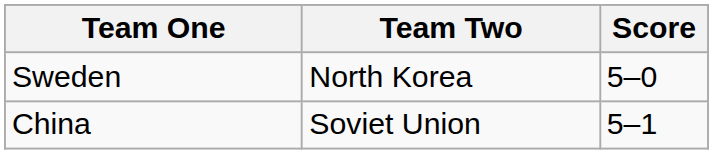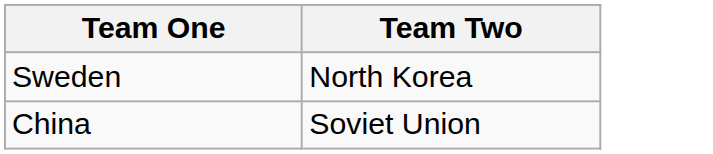- column: (654, 28)
